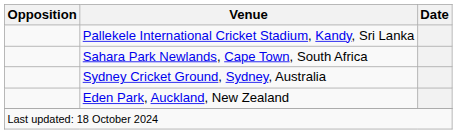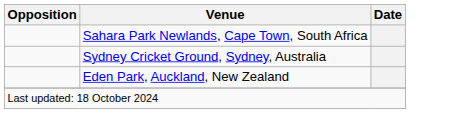- row: (249, 35)
